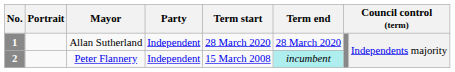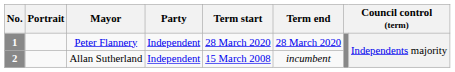(106, 42) Allan Sutherland -> (106, 42) Peter Flannery
(106, 59) Peter Flannery -> (106, 59) Allan Sutherland
(308, 59) paleturquoise background -> (308, 59) no background
